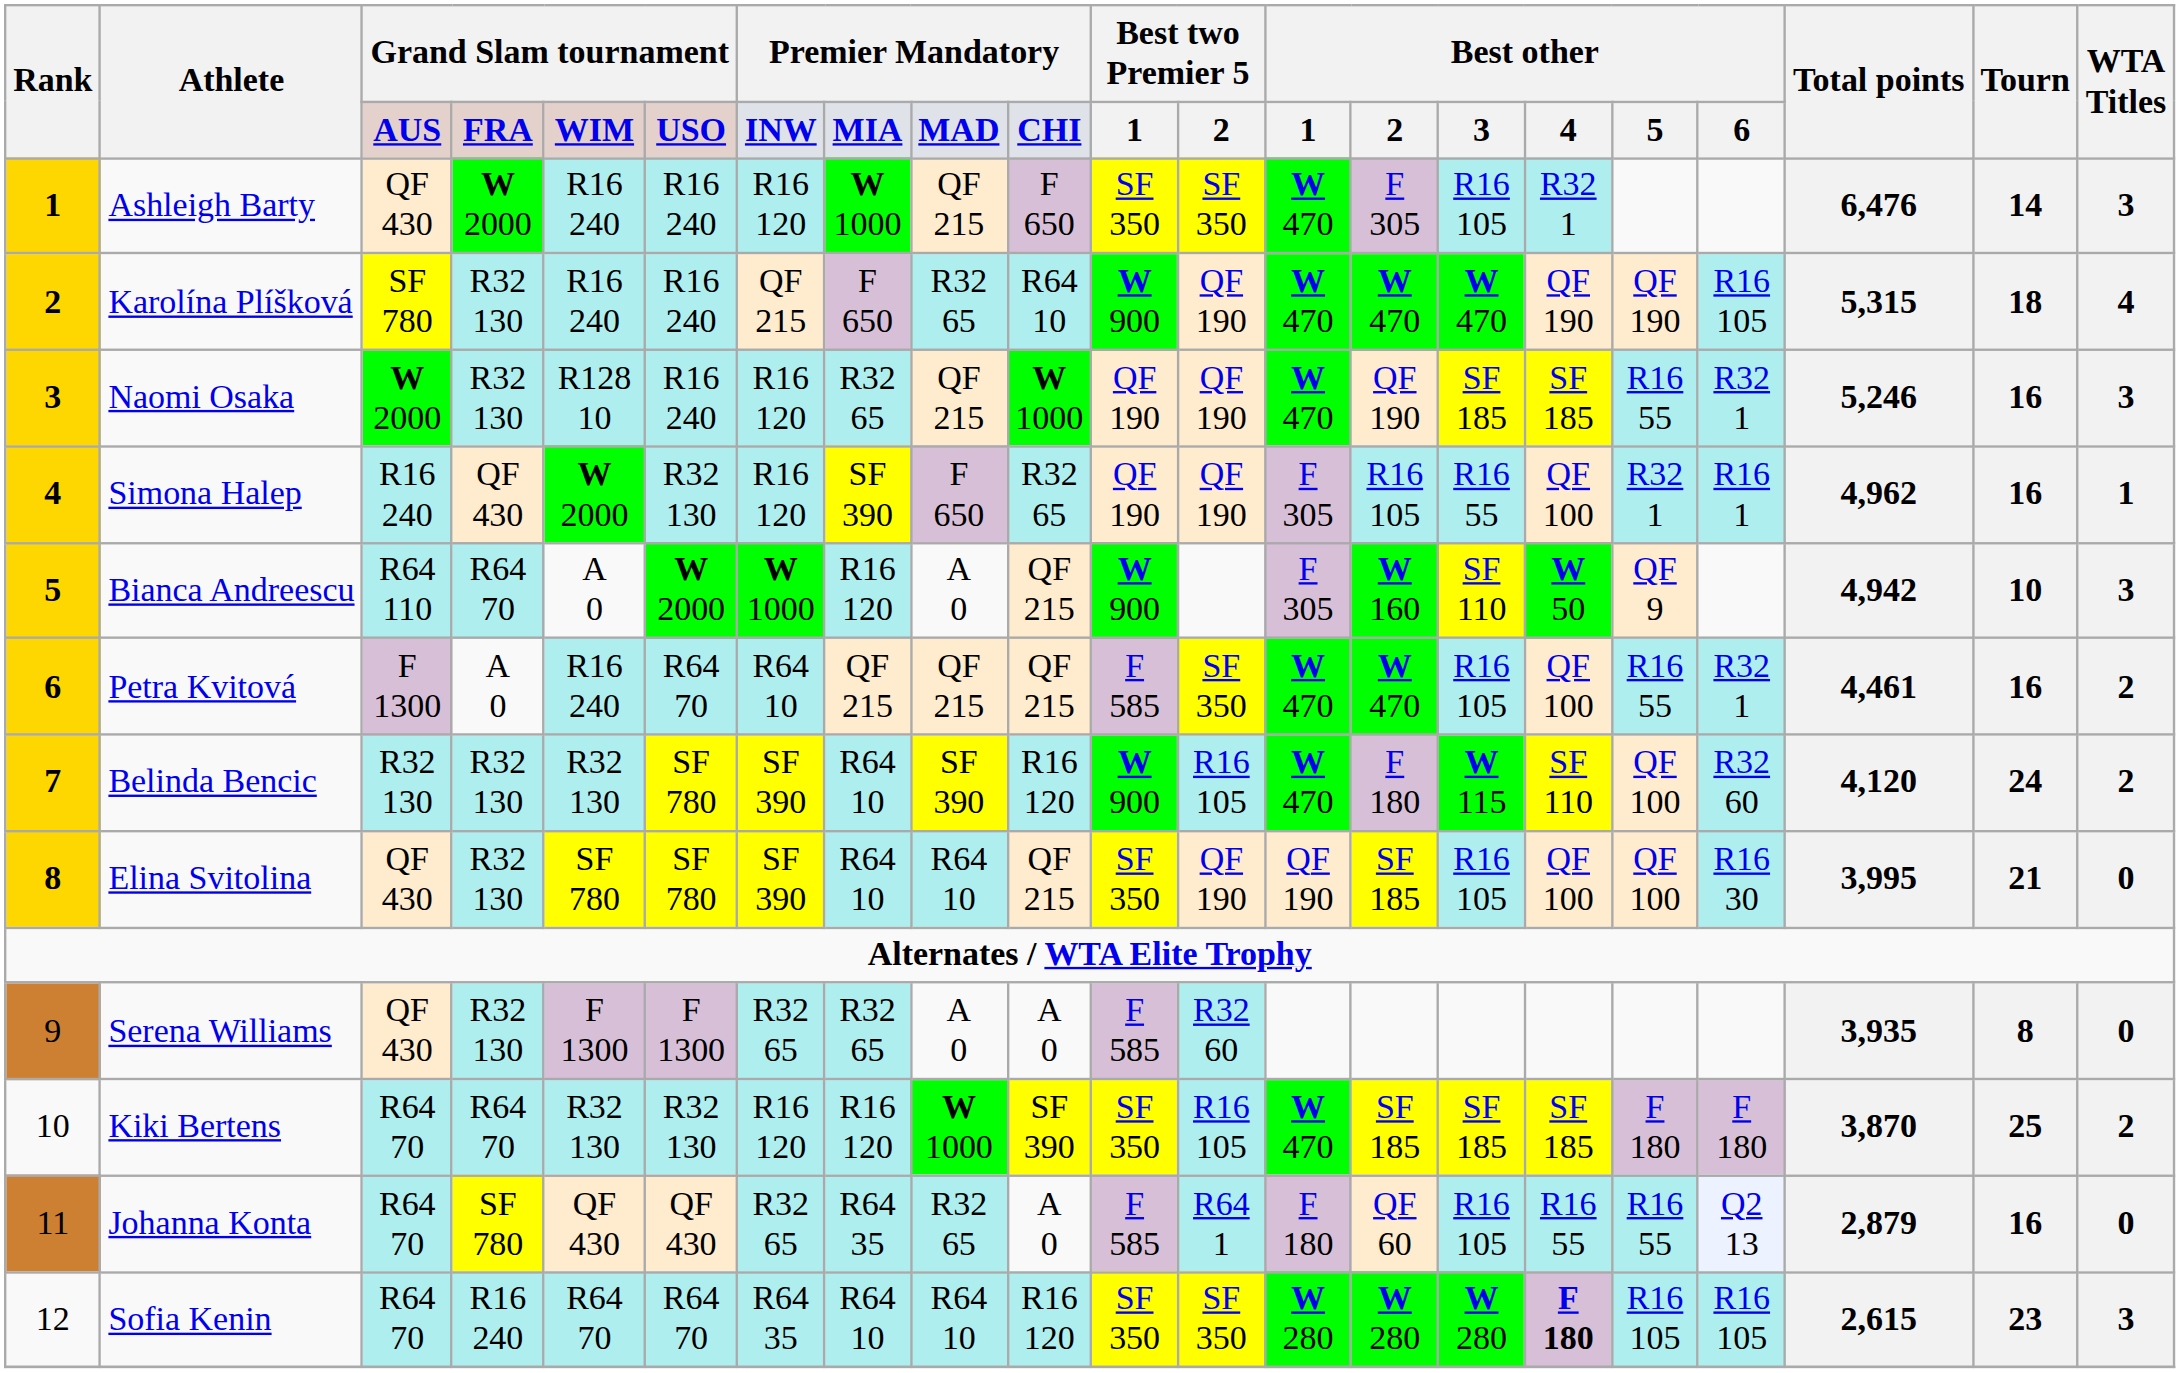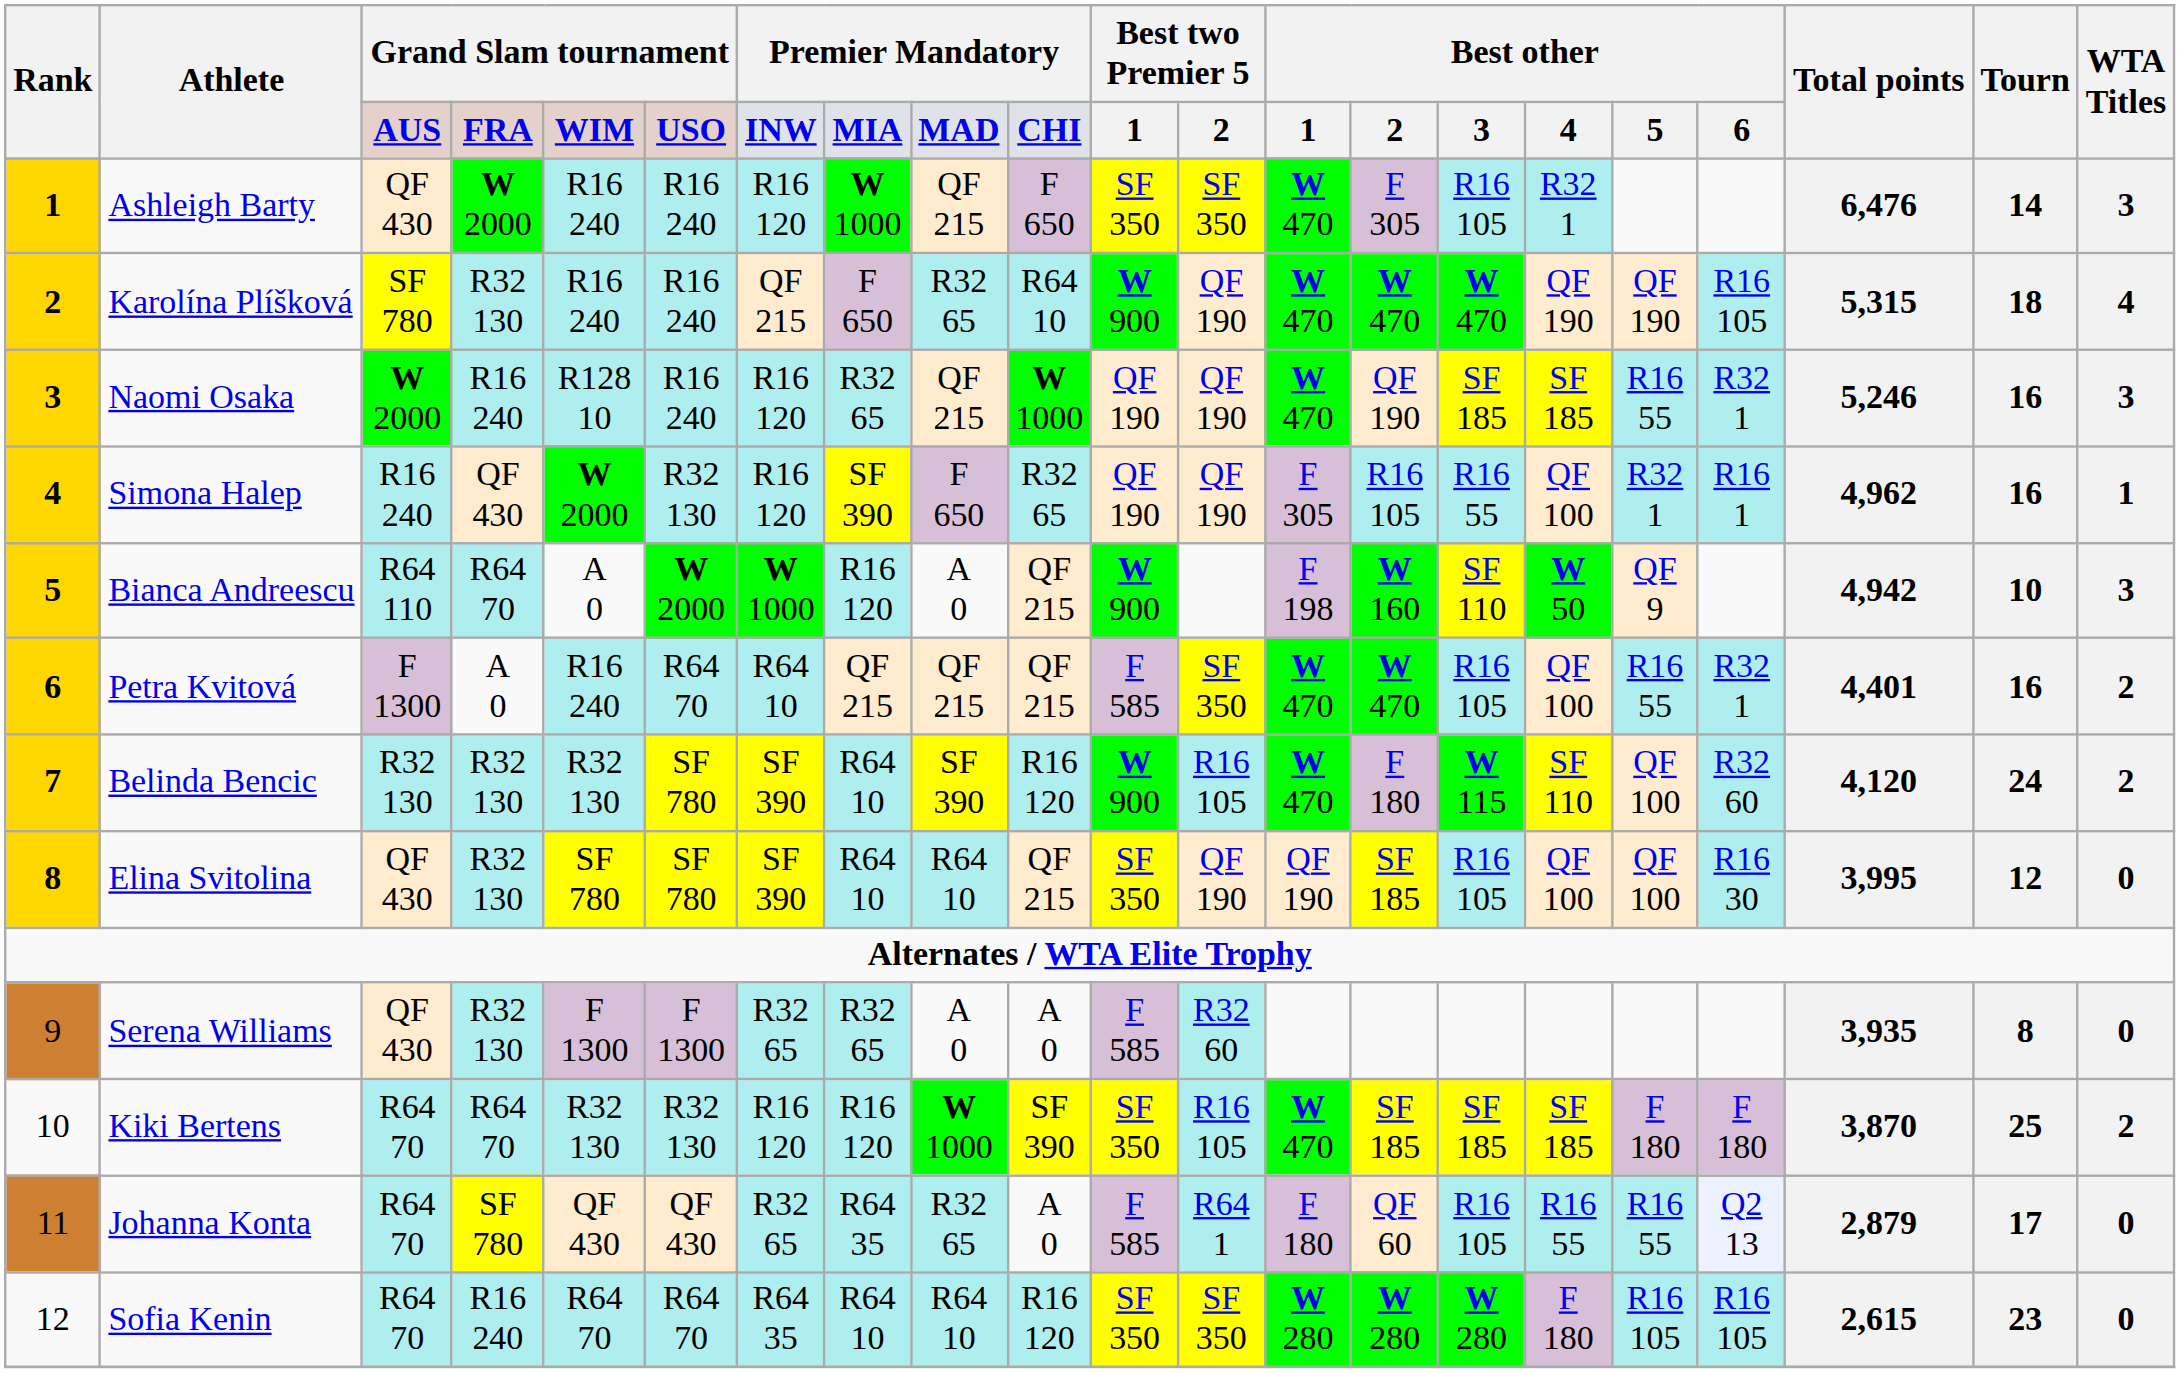(498, 397) R32 130 -> (498, 397) R16 240
(1308, 589) F 305 -> (1308, 589) F 198
(1879, 686) 4,461 -> (1879, 686) 4,401
(2025, 878) 21 -> (2025, 878) 12
(2025, 1222) 16 -> (2025, 1222) 17
(1568, 1319) bold -> (1568, 1319) normal
(2126, 1319) 3 -> (2126, 1319) 0
